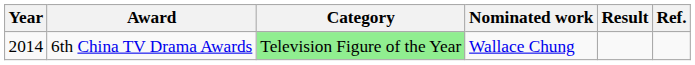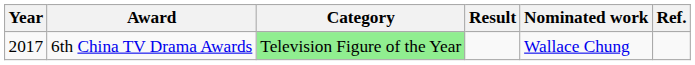columns swapped: (531, 18) <-> (625, 18)
(26, 45) 2014 -> (26, 45) 2017
